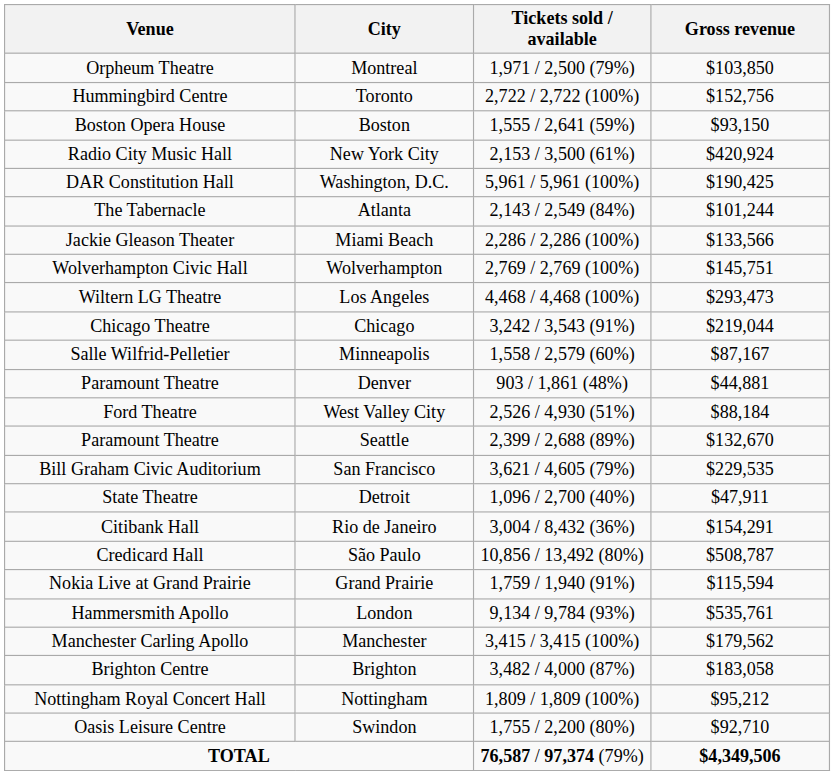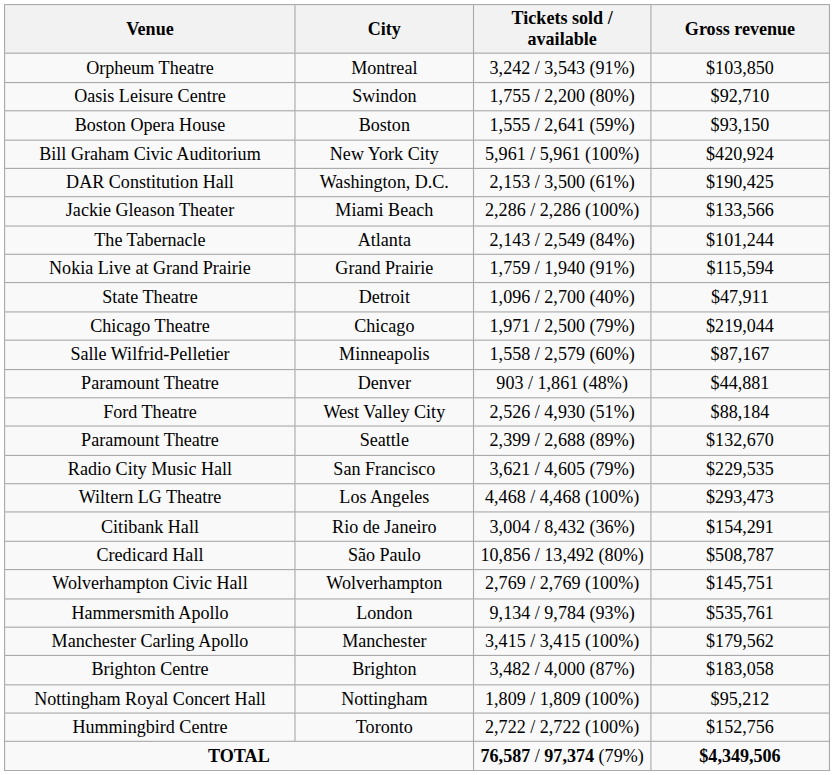(562, 67) 1,971 / 2,500 (79%) -> (562, 67) 3,242 / 3,543 (91%)
rows swapped: (384, 96) <-> (384, 727)
(150, 153) Radio City Music Hall -> (150, 153) Bill Graham Civic Auditorium
(562, 153) 2,153 / 3,500 (61%) -> (562, 153) 5,961 / 5,961 (100%)
(562, 182) 5,961 / 5,961 (100%) -> (562, 182) 2,153 / 3,500 (61%)
rows swapped: (384, 239) <-> (384, 211)
rows swapped: (384, 583) <-> (384, 268)
rows swapped: (384, 497) <-> (384, 297)
(562, 325) 3,242 / 3,543 (91%) -> (562, 325) 1,971 / 2,500 (79%)
(150, 469) Bill Graham Civic Auditorium -> (150, 469) Radio City Music Hall
